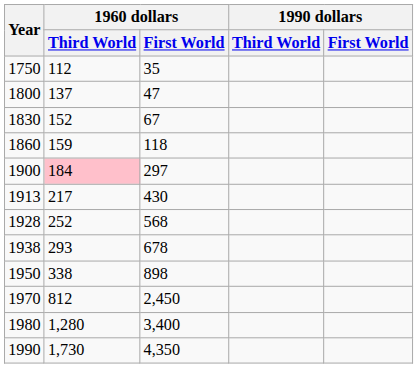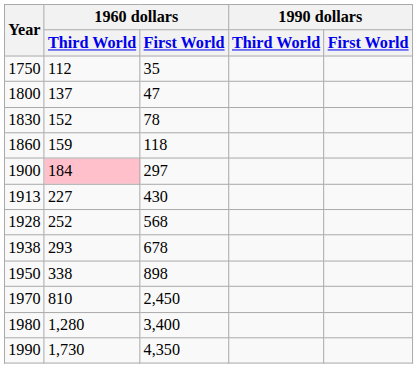(152, 119) 67 -> (152, 119) 78
(60, 196) 217 -> (60, 196) 227
(60, 299) 812 -> (60, 299) 810
